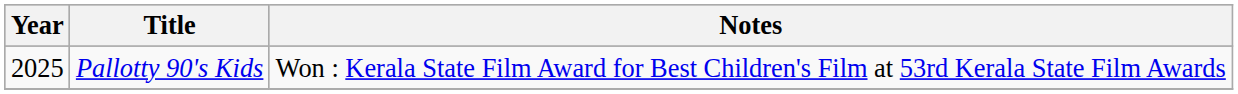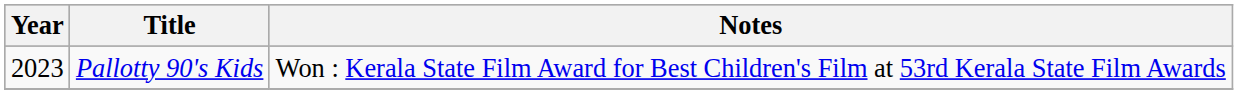(37, 67) 2025 -> (37, 67) 2023
